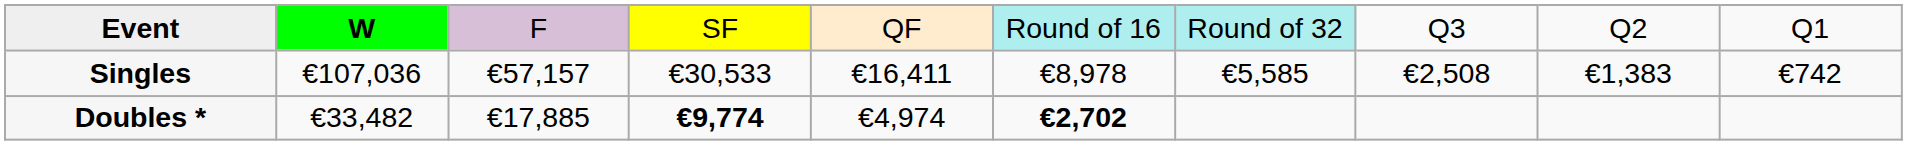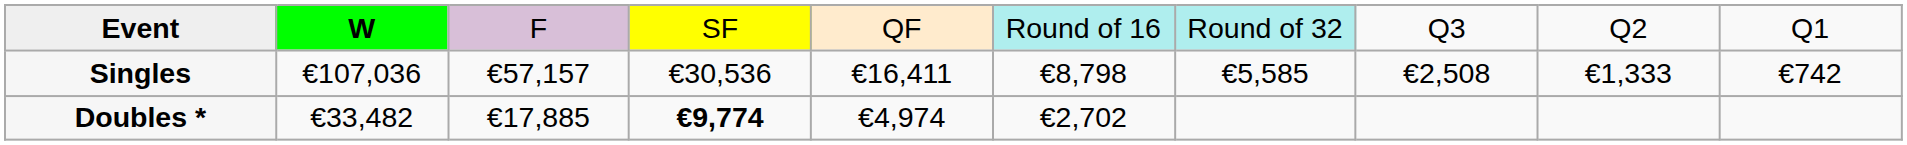(720, 73) €30,533 -> (720, 73) €30,536
(1083, 73) €8,978 -> (1083, 73) €8,798
(1628, 73) €1,383 -> (1628, 73) €1,333
(1083, 118) bold -> (1083, 118) normal
